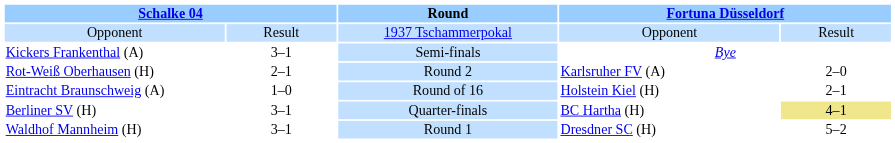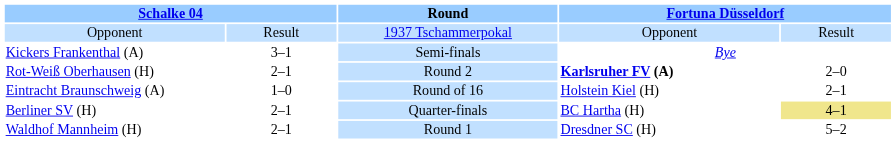(613, 71) normal -> (617, 71) bold
(281, 110) 3–1 -> (281, 110) 2–1
(281, 129) 3–1 -> (281, 129) 2–1
